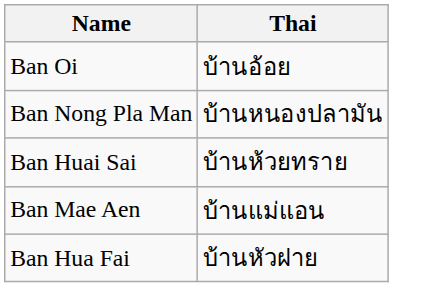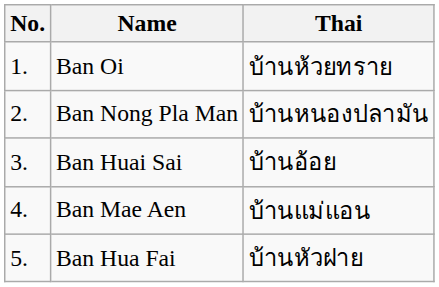+ column: (28, 23)
(247, 66) บ้านอ้อย -> (321, 66) บ้านห้วยทราย
(275, 162) บ้านห้วยทราย -> (293, 162) บ้านอ้อย
